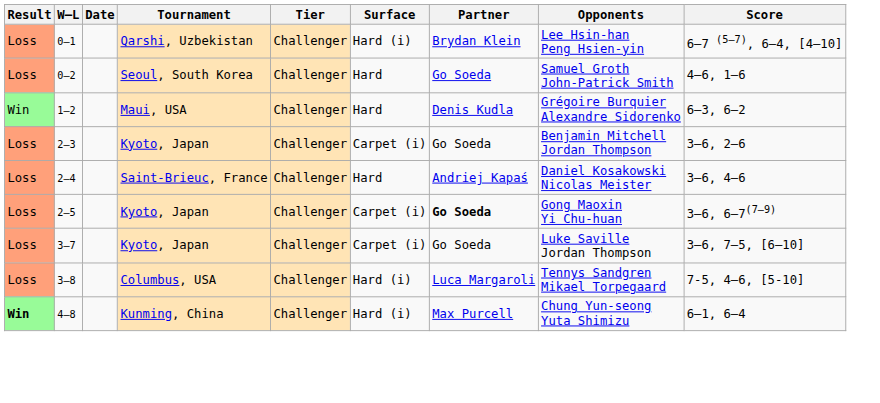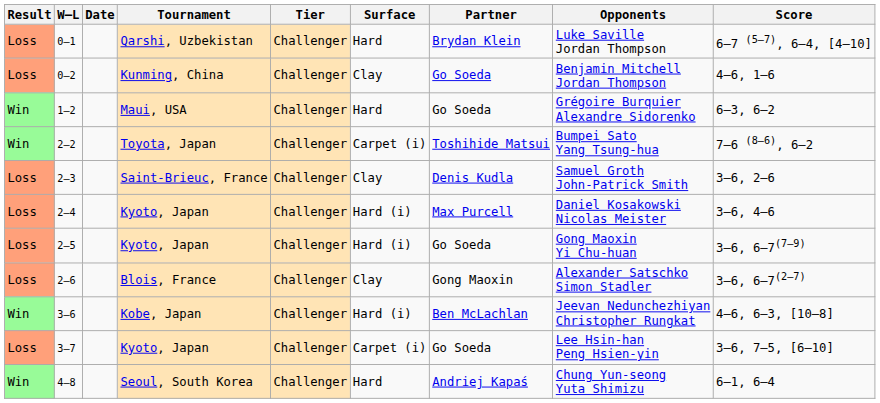(382, 41) Hard (i) -> (368, 41) Hard
(593, 41) Lee Hsin-han Peng Hsien-yin -> (611, 41) Luke Saville Jordan Thompson
(187, 75) Seoul, South Korea -> (172, 75) Kunming, China
(368, 75) Hard -> (368, 75) Clay
(607, 75) Samuel Groth John-Patrick Smith -> (618, 75) Benjamin Mitchell Jordan Thompson
(473, 109) Denis Kudla -> (462, 109) Go Soeda
+ row: (67, 144)
(165, 143) Kyoto, Japan -> (194, 177) Saint-Brieuc, France
(390, 143) Carpet (i) -> (368, 177) Clay
(462, 143) Go Soeda -> (473, 177) Denis Kudla
(604, 143) Benjamin Mitchell Jordan Thompson -> (622, 177) Samuel Groth John-Patrick Smith
(194, 177) Saint-Brieuc, France -> (165, 211) Kyoto, Japan
(368, 177) Hard -> (382, 211) Hard (i)
(480, 177) Andriej Kapaś -> (473, 211) Max Purcell
(390, 211) Carpet (i) -> (382, 245) Hard (i)
(462, 211) bold -> (462, 245) normal
+ row: (67, 280)
+ row: (67, 314)
(596, 245) Luke Saville Jordan Thompson -> (607, 348) Lee Hsin-han Peng Hsien-yin
- row: (67, 280)
(18, 314) bold -> (18, 382) normal
(172, 314) Kunming, China -> (187, 382) Seoul, South Korea
(382, 314) Hard (i) -> (368, 382) Hard
(473, 314) Max Purcell -> (480, 382) Andriej Kapaś
